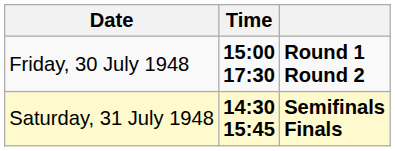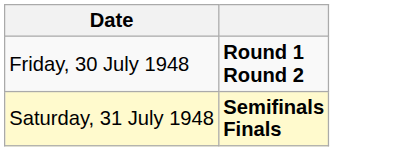- column: (249, 20)
